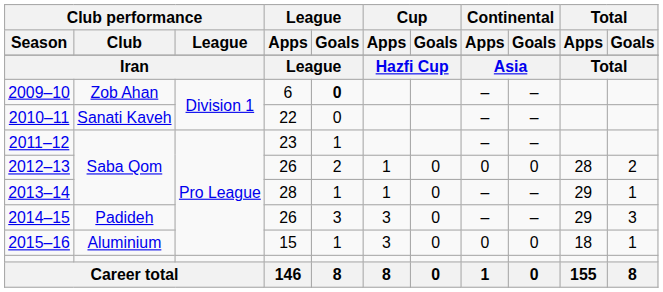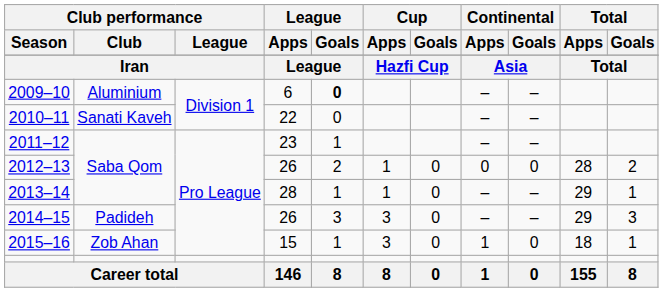(124, 93) Zob Ahan -> (124, 93) Aluminium
(124, 243) Aluminium -> (124, 243) Zob Ahan
(485, 243) 0 -> (485, 243) 1
